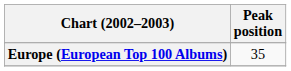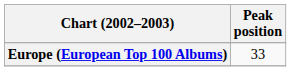(258, 54) 35 -> (258, 54) 33
